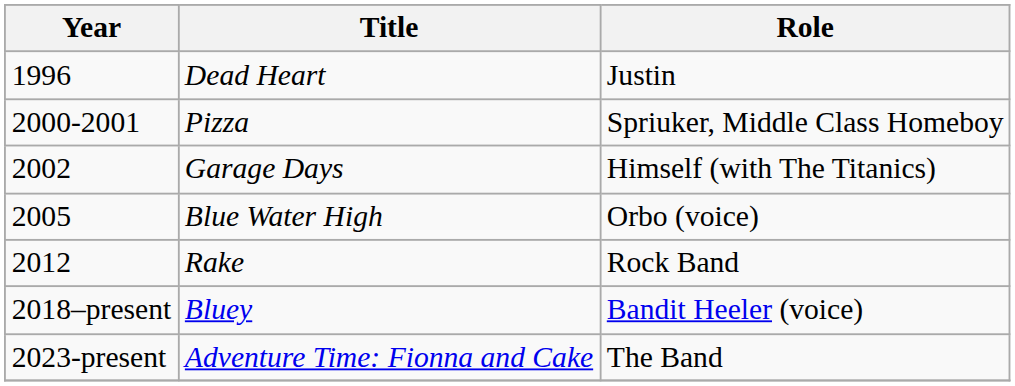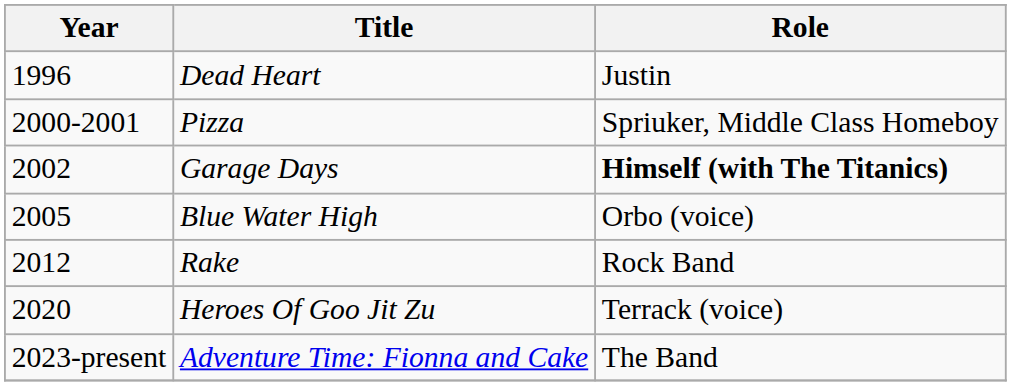(771, 168) normal -> (775, 168) bold
- row: (219, 309)
+ row: (308, 309)
